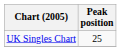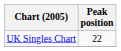(97, 38) 25 -> (97, 38) 22
